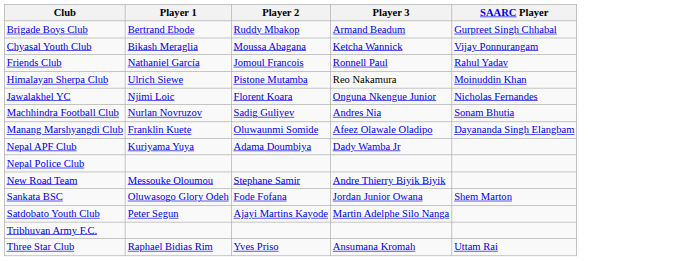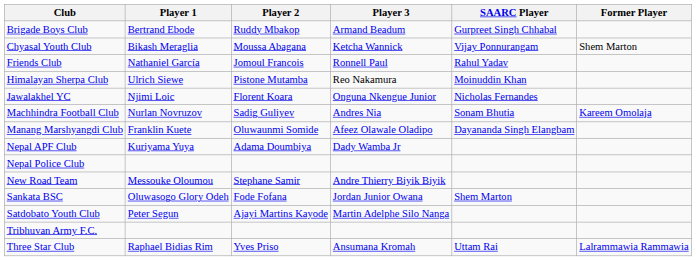+ column: (634, 12)
